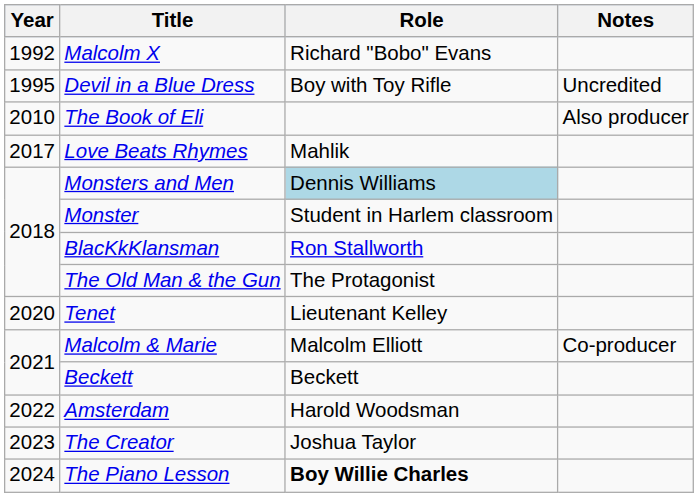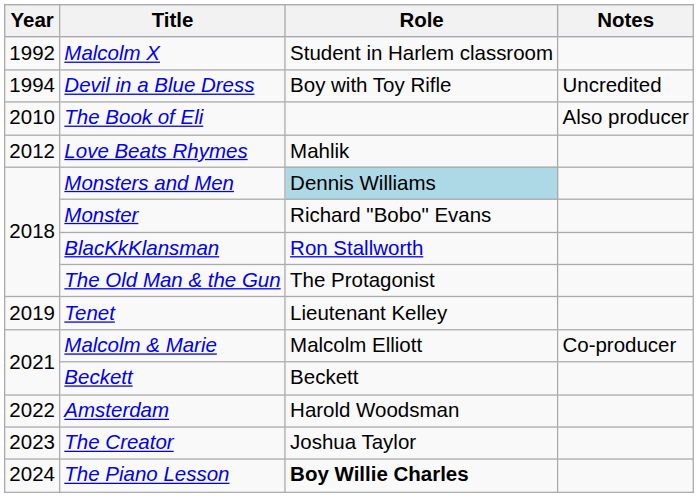(391, 53) Richard "Bobo" Evans -> (422, 53) Student in Harlem classroom
(32, 85) 1995 -> (32, 85) 1994
(32, 150) 2017 -> (32, 150) 2012
(422, 215) Student in Harlem classroom -> (391, 215) Richard "Bobo" Evans
(32, 313) 2020 -> (32, 313) 2019
